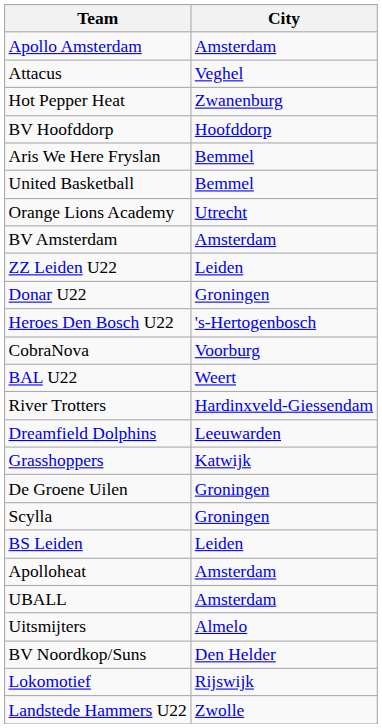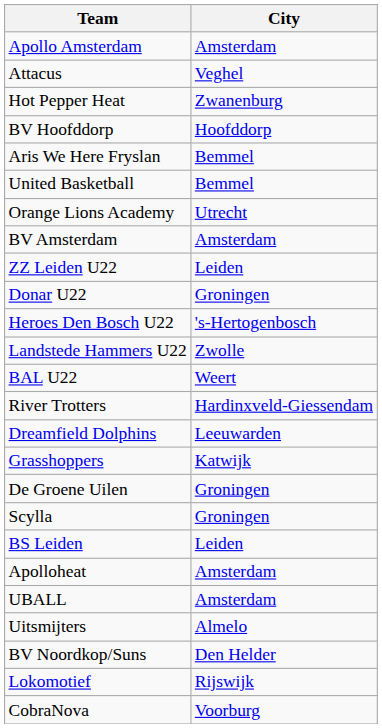rows swapped: (98, 709) <-> (49, 350)
